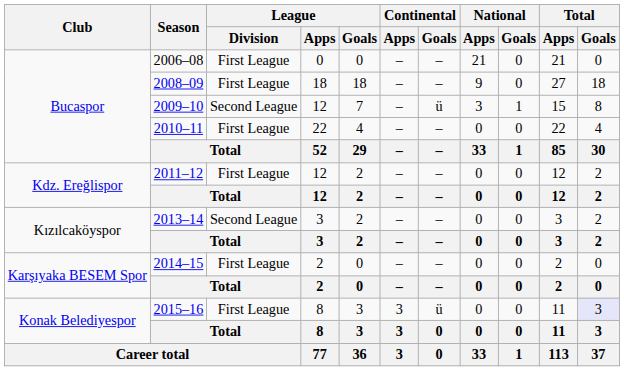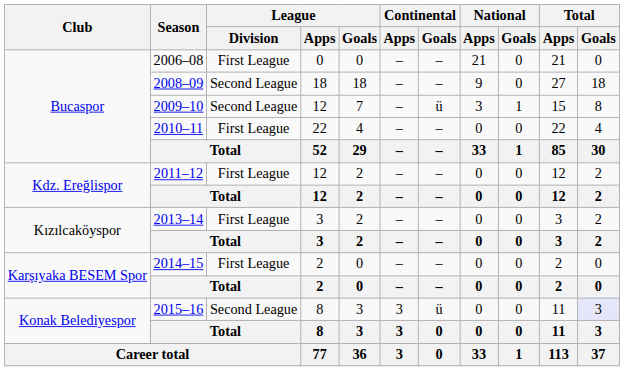(254, 83) First League -> (254, 83) Second League
(254, 219) Second League -> (254, 219) First League
(254, 309) First League -> (254, 309) Second League
